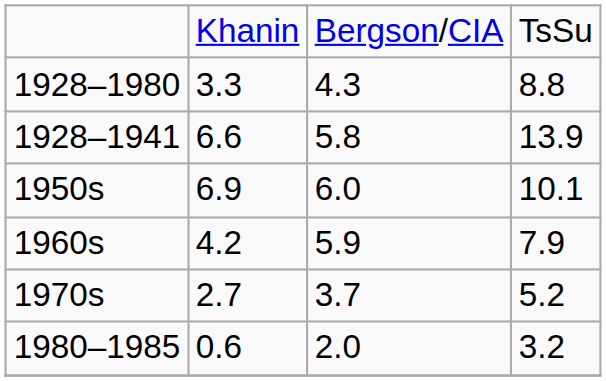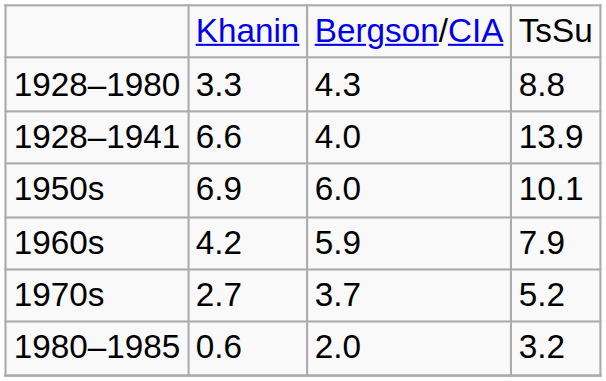(338, 136) 5.8 -> (338, 136) 4.0
